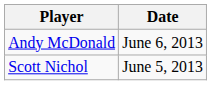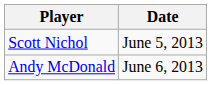rows swapped: (48, 67) <-> (62, 42)
